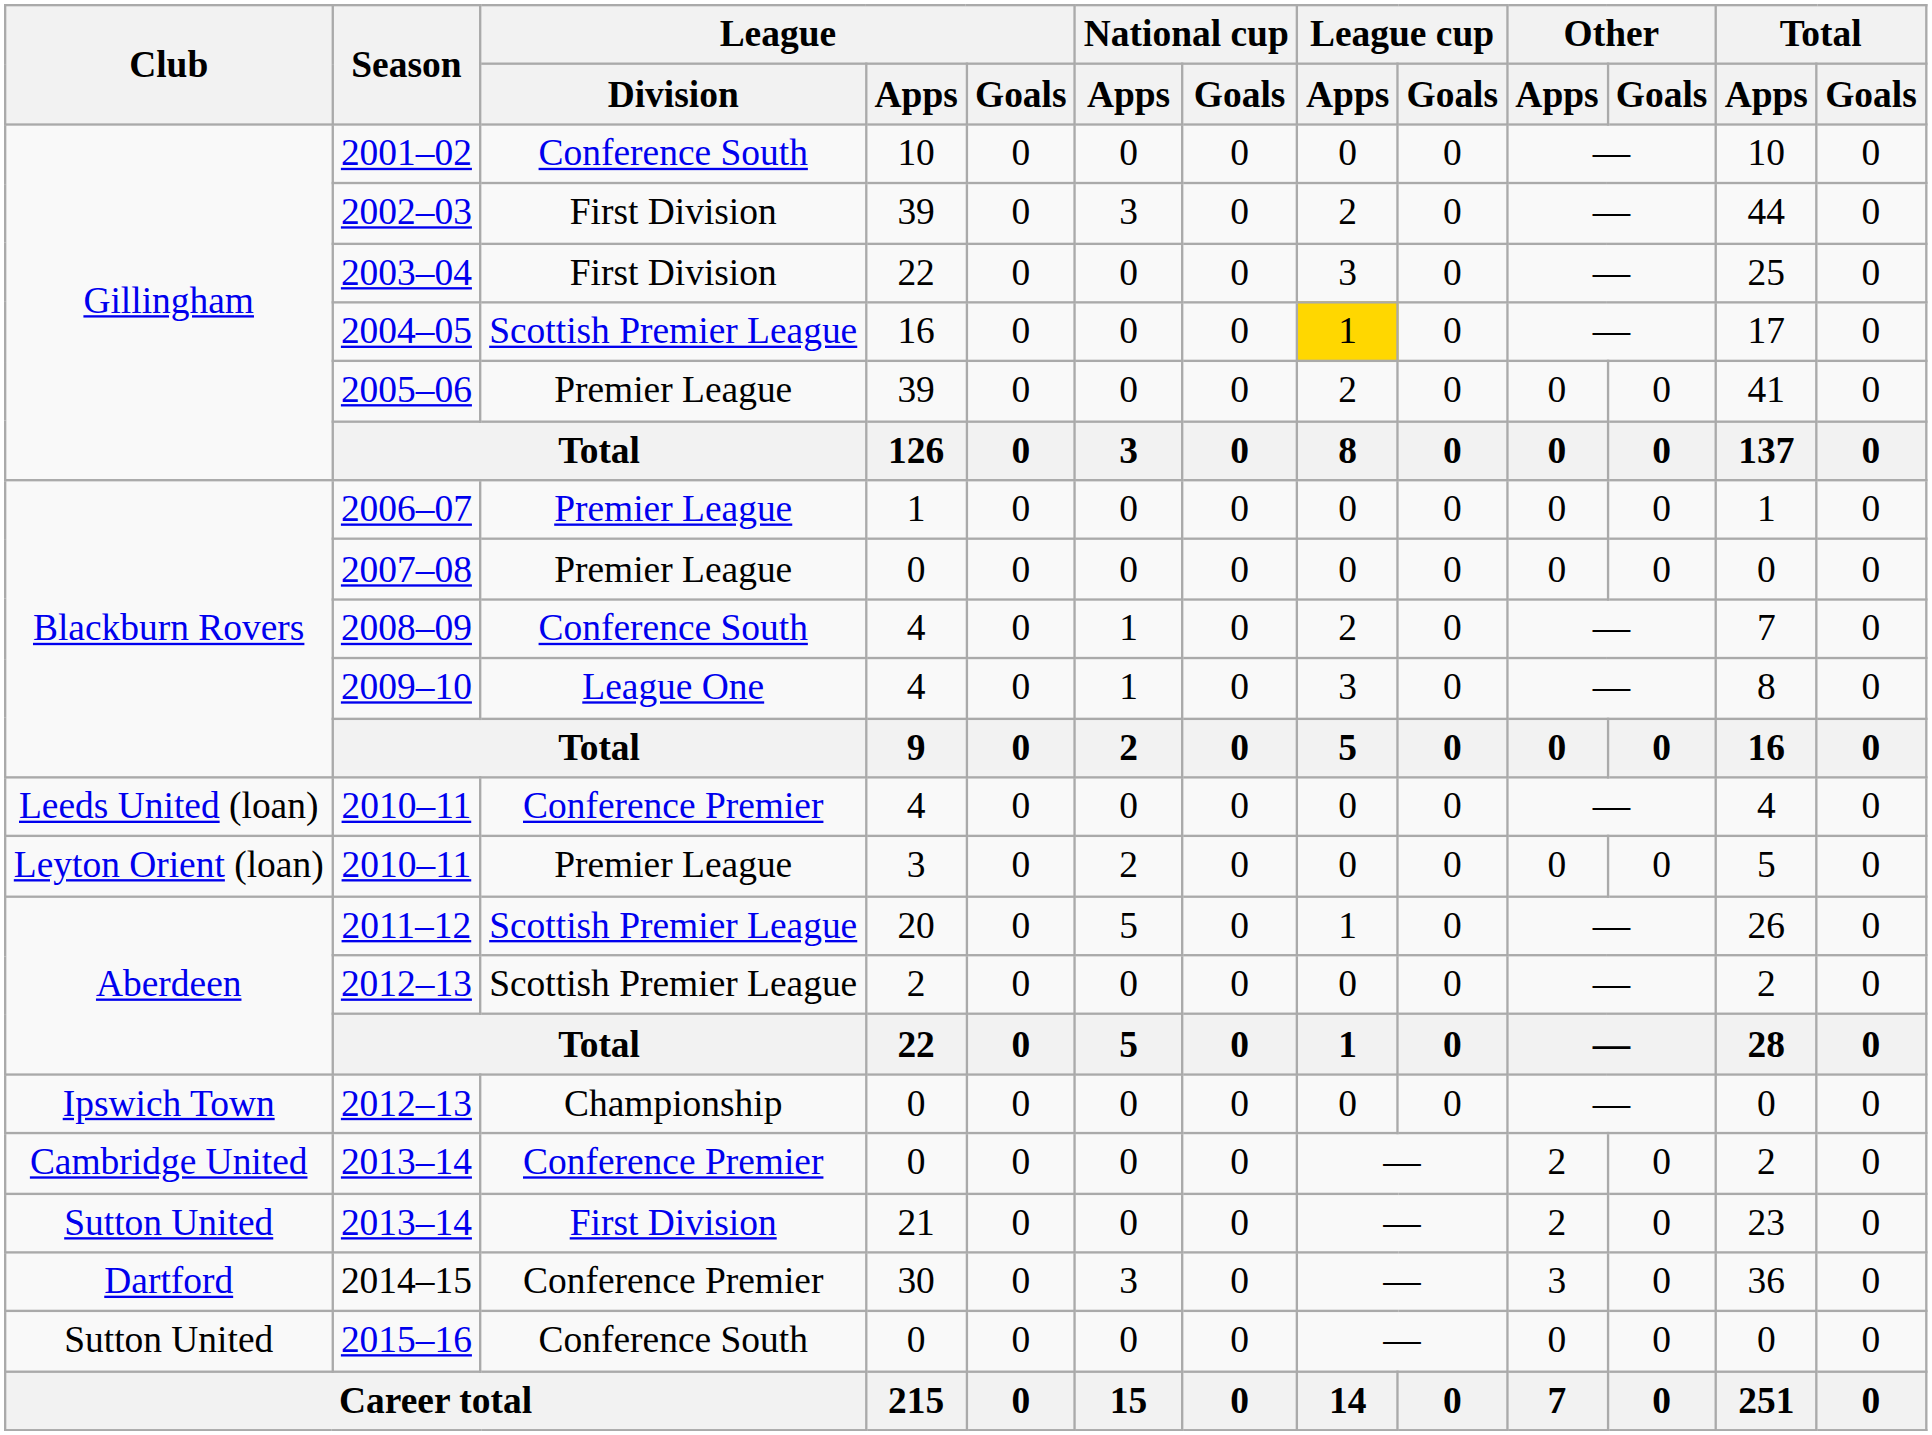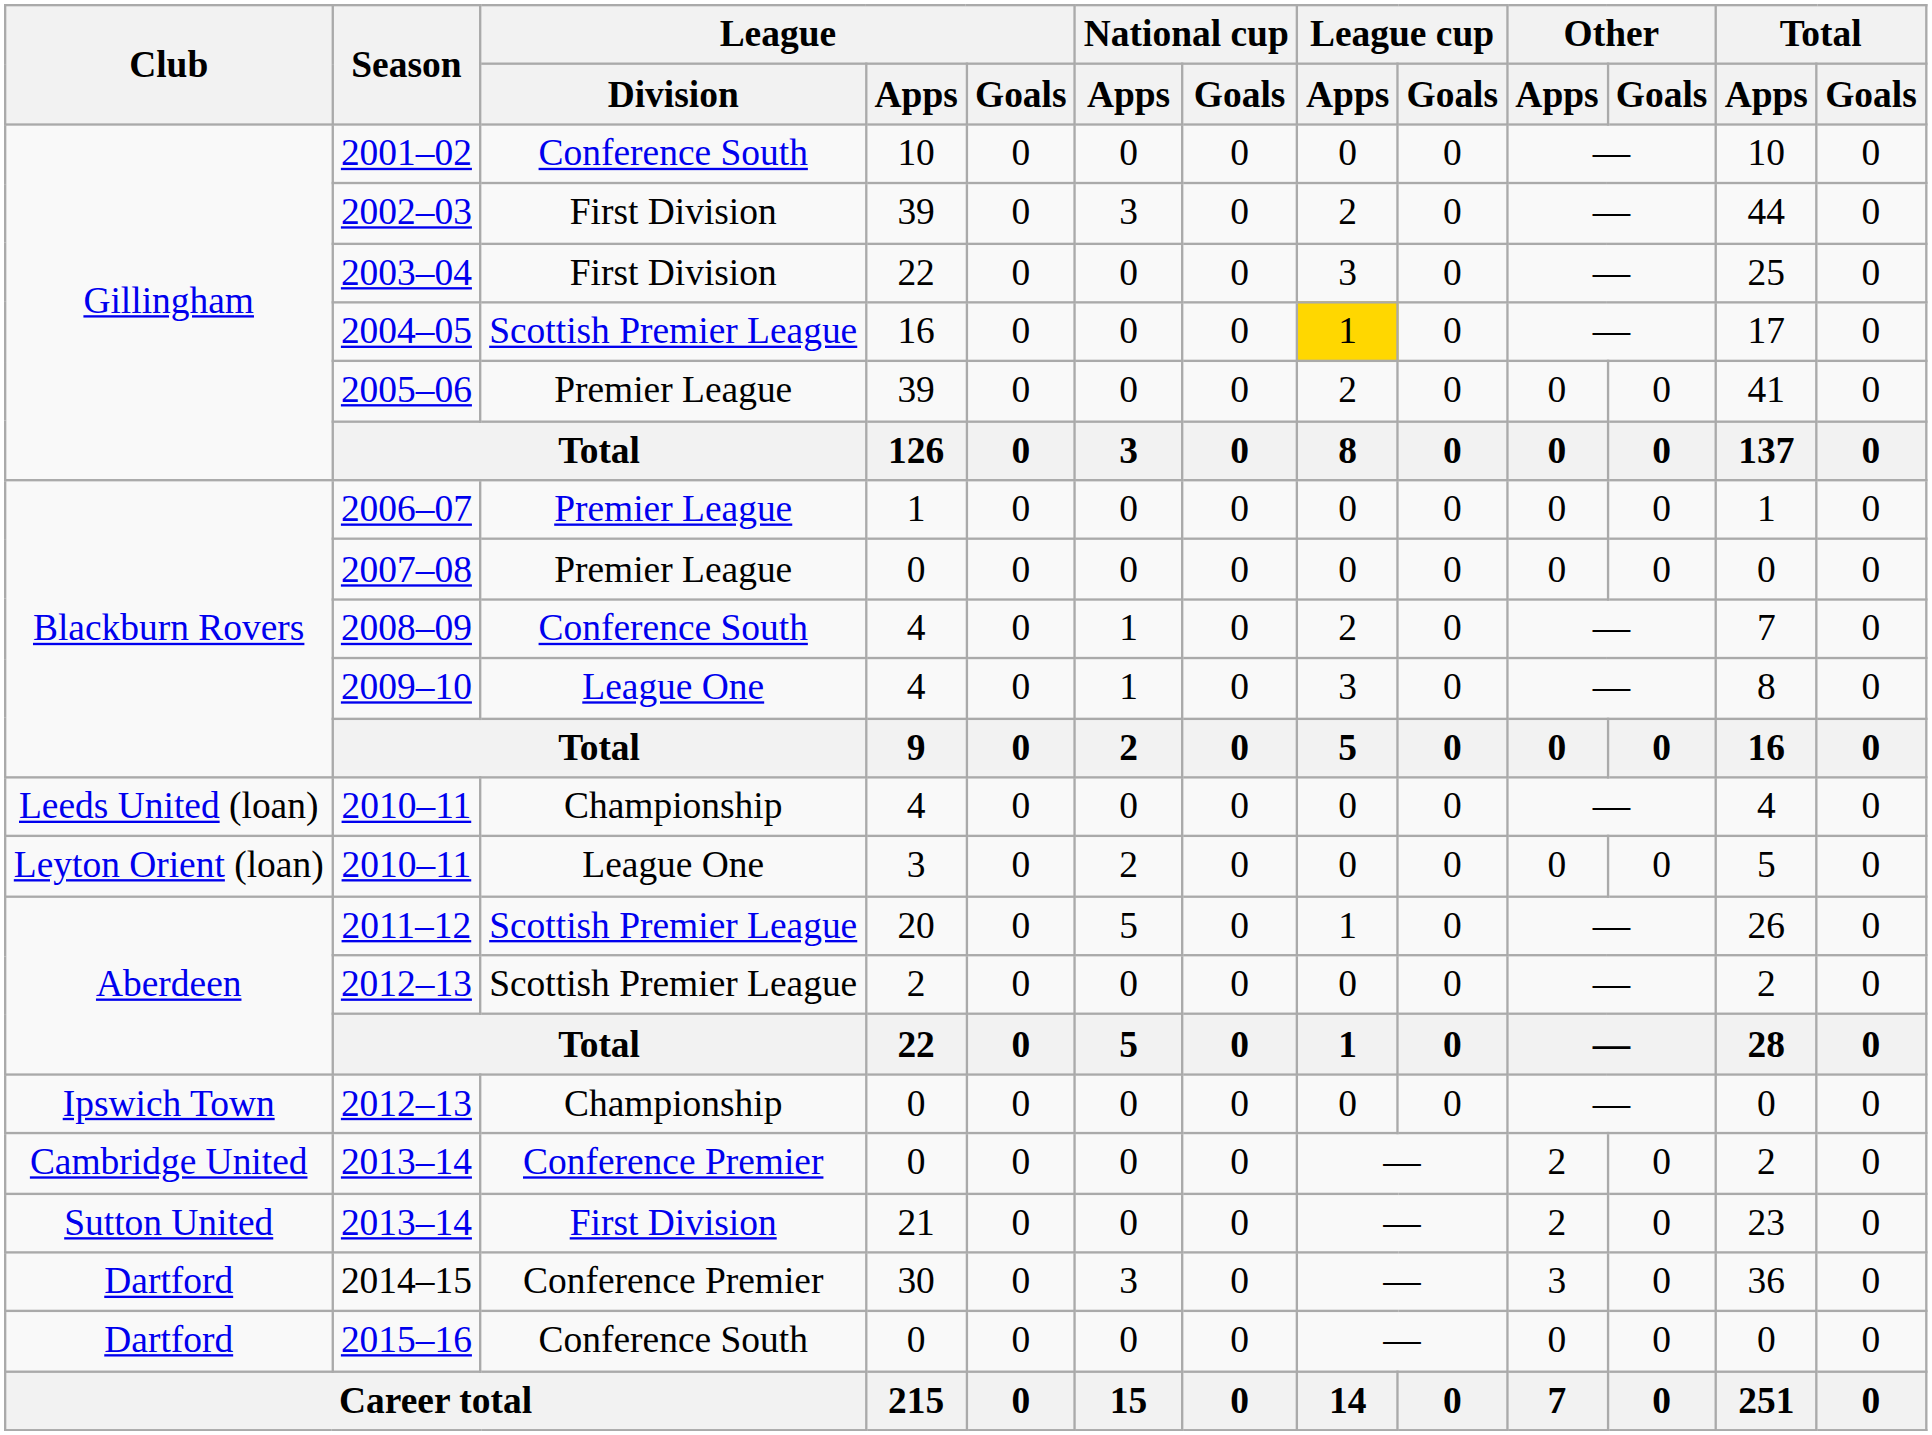(673, 806) Conference Premier -> (673, 806) Championship
(673, 865) Premier League -> (673, 865) League One
(169, 1340) Sutton United -> (169, 1340) Dartford
